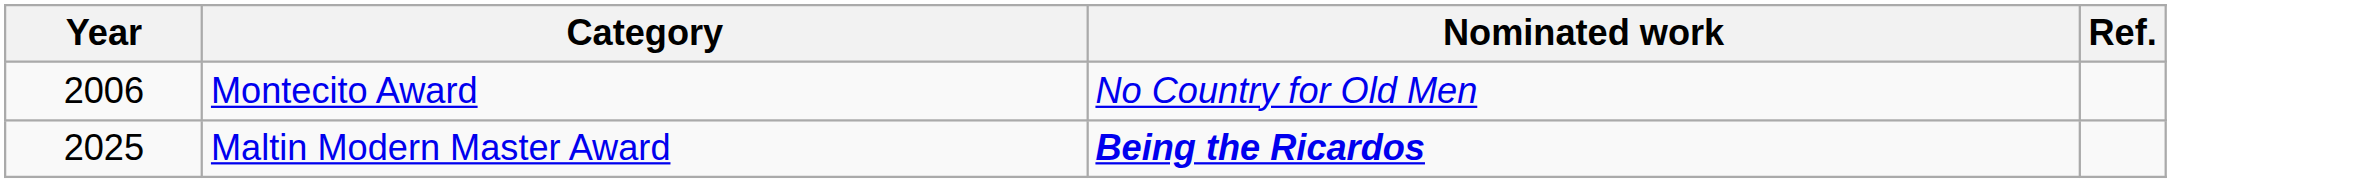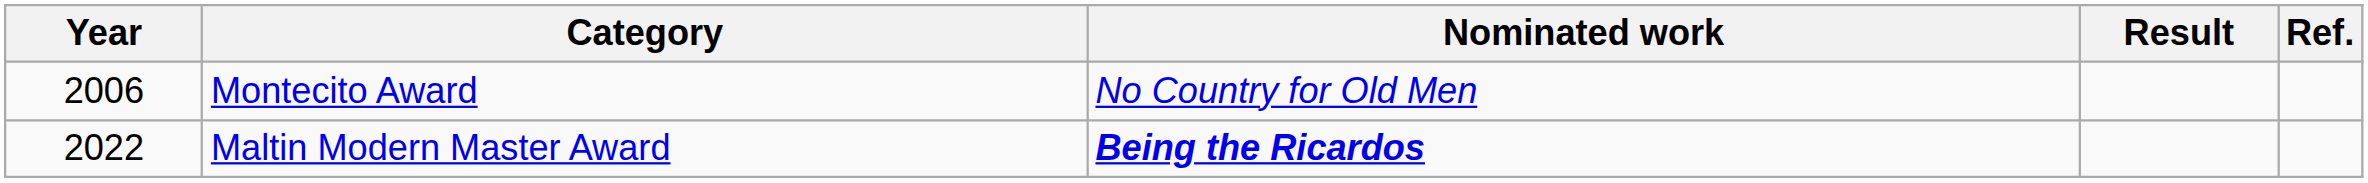+ column: (2179, 33)
(104, 147) 2025 -> (104, 147) 2022
